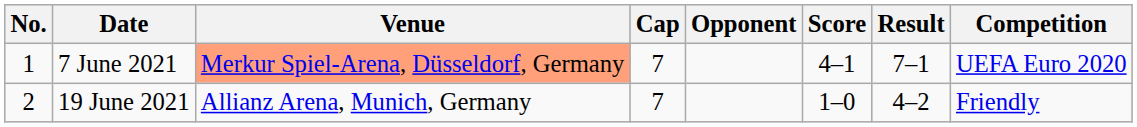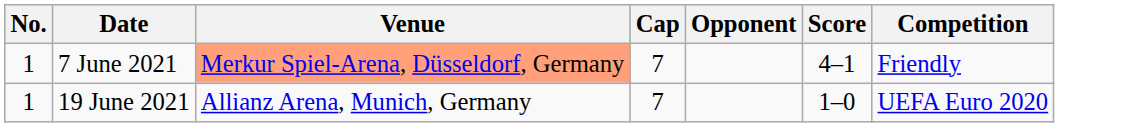- column: (911, 24)
(1041, 63) UEFA Euro 2020 -> (919, 63) Friendly
(29, 102) 2 -> (29, 102) 1
(998, 102) Friendly -> (963, 102) UEFA Euro 2020
